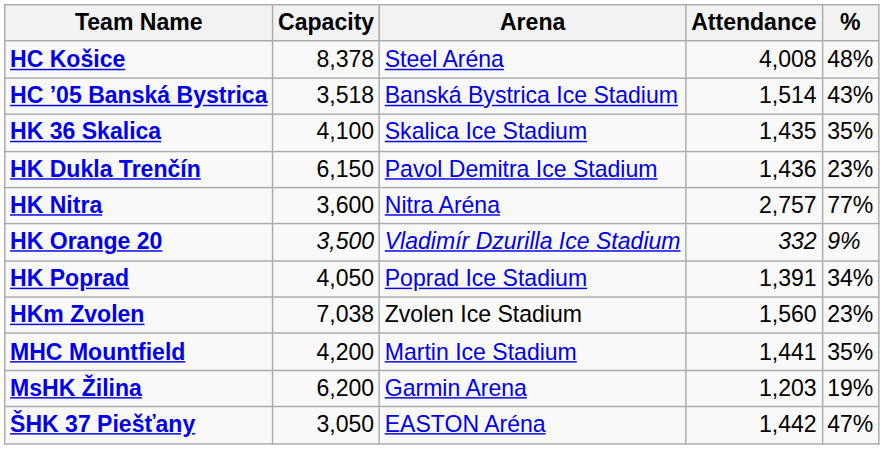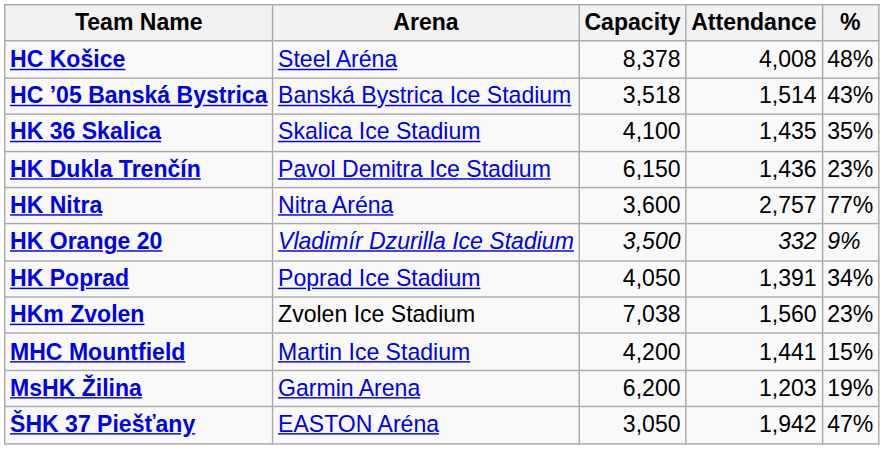columns swapped: (533, 22) <-> (326, 22)
(850, 351) 35% -> (850, 351) 15%
(788, 424) 1,442 -> (788, 424) 1,942
